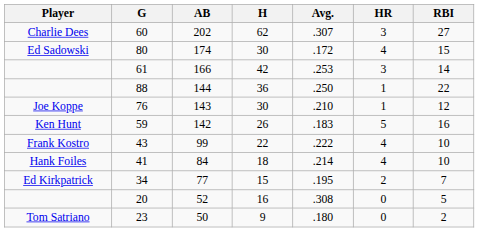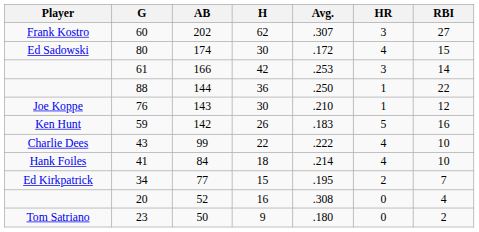(58, 32) Charlie Dees -> (58, 32) Frank Kostro
(58, 143) Frank Kostro -> (58, 143) Charlie Dees
(444, 198) 5 -> (444, 198) 4
